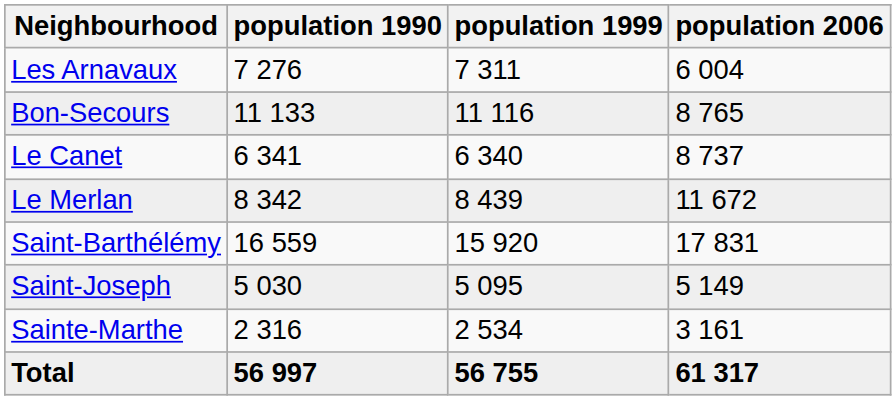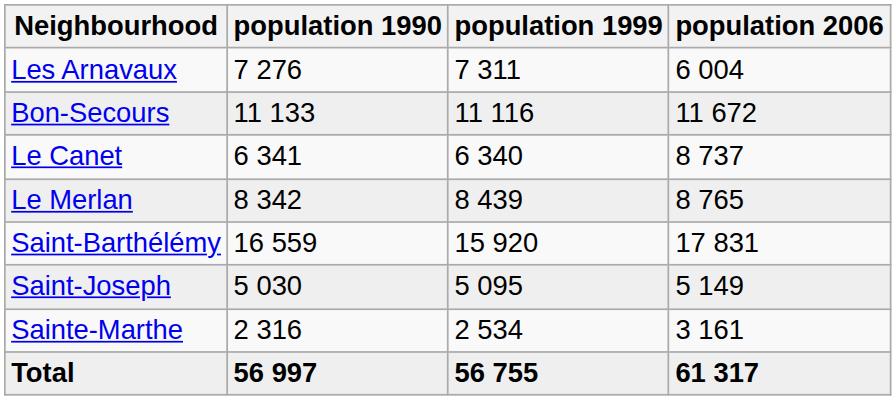(710, 112) 8 765 -> (716, 112) 11 672
(716, 199) 11 672 -> (710, 199) 8 765
